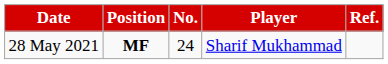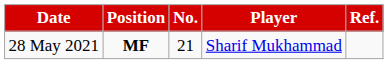(185, 44) 24 -> (185, 44) 21
